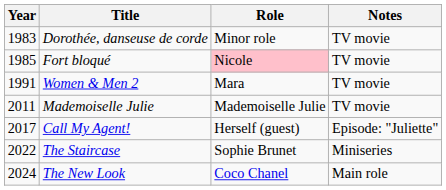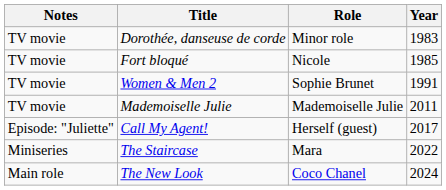columns swapped: (22, 15) <-> (385, 15)
(233, 60) pink background -> (311, 60) no background
(229, 83) Mara -> (333, 83) Sophie Brunet
(255, 151) Sophie Brunet -> (307, 151) Mara
